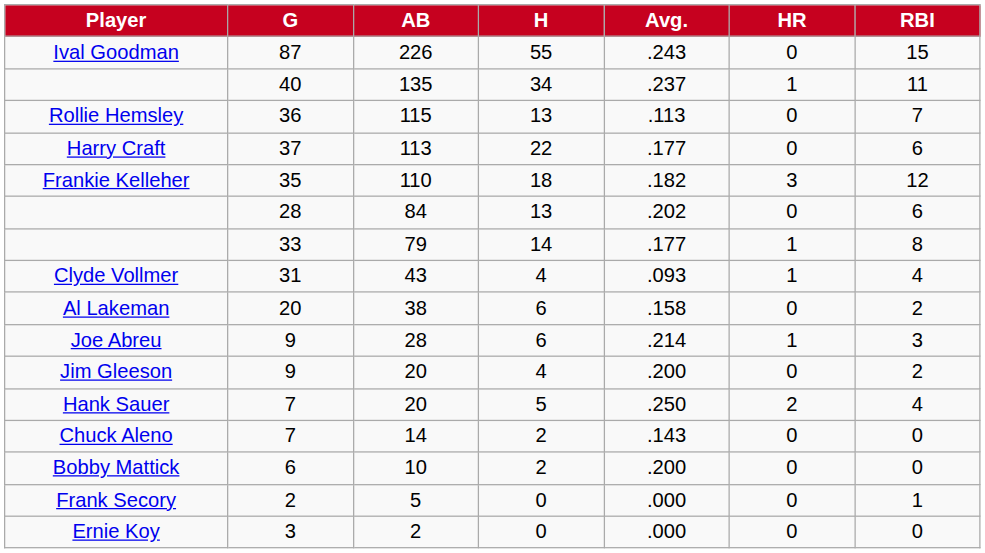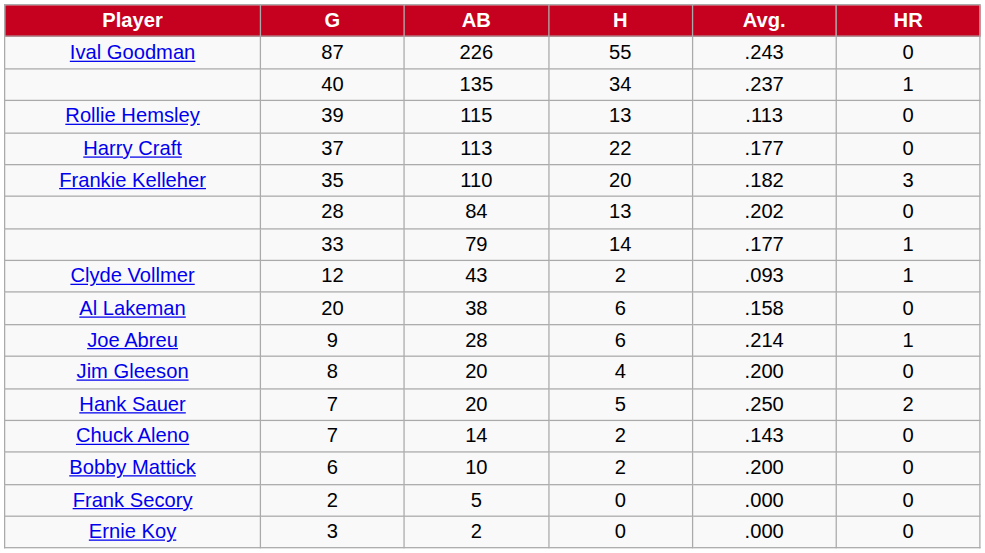- column: (917, 20)
(290, 116) 36 -> (332, 116) 39
(541, 180) 18 -> (620, 180) 20
(290, 276) 31 -> (332, 276) 12
(541, 276) 4 -> (620, 276) 2
(290, 372) 9 -> (332, 372) 8
